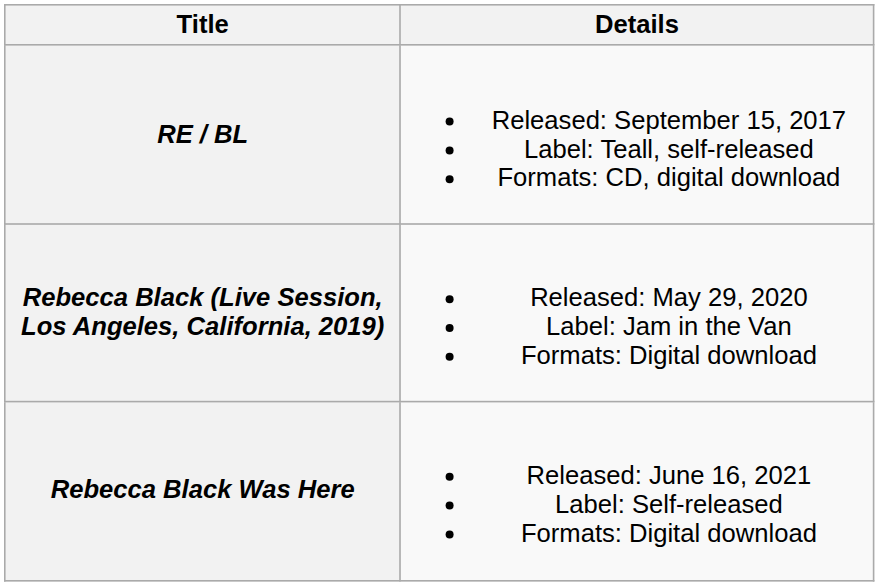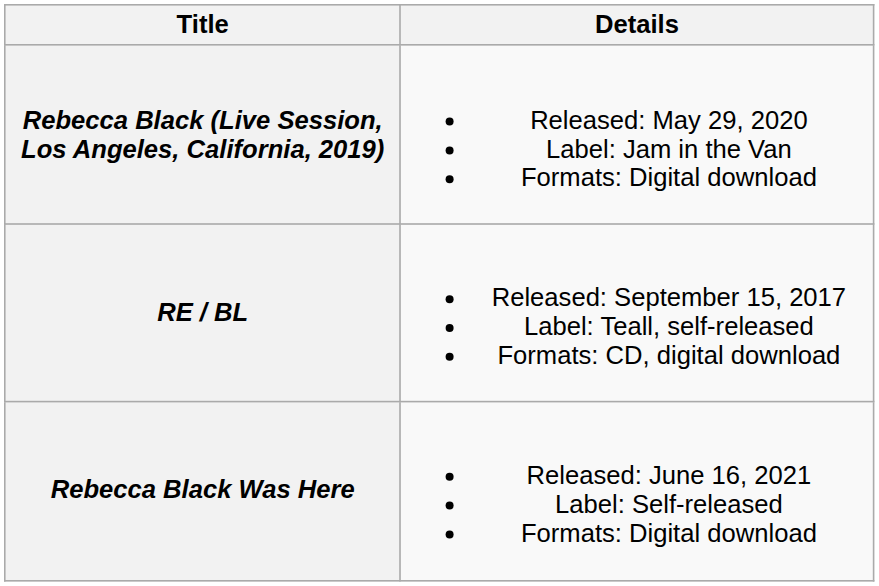rows swapped: (203, 134) <-> (203, 312)
